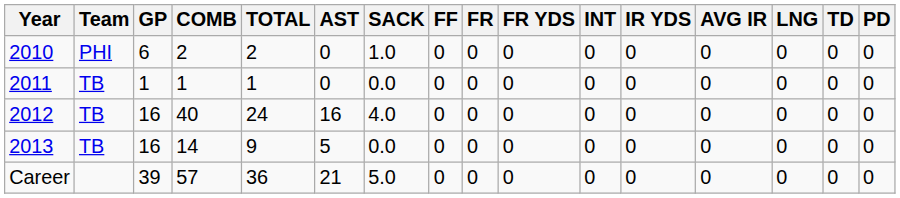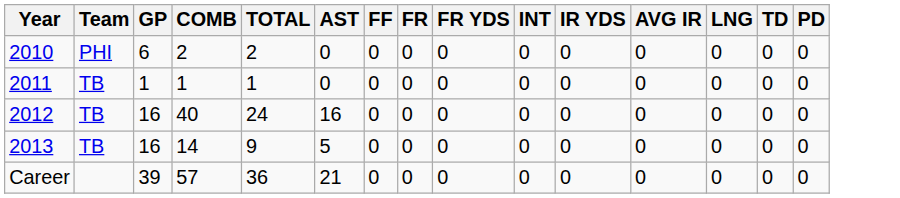- column: (396, 20)
